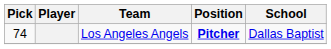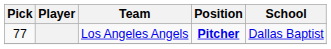(20, 33) 74 -> (20, 33) 77
